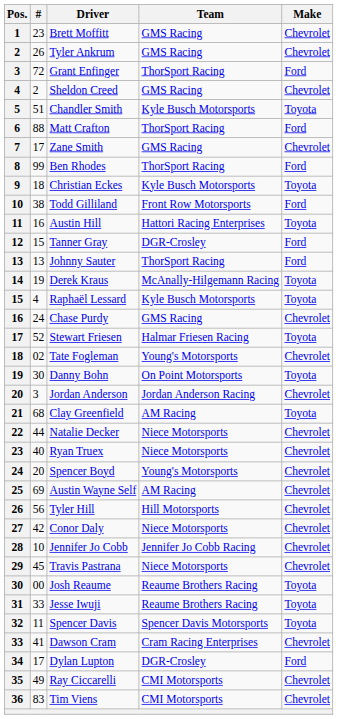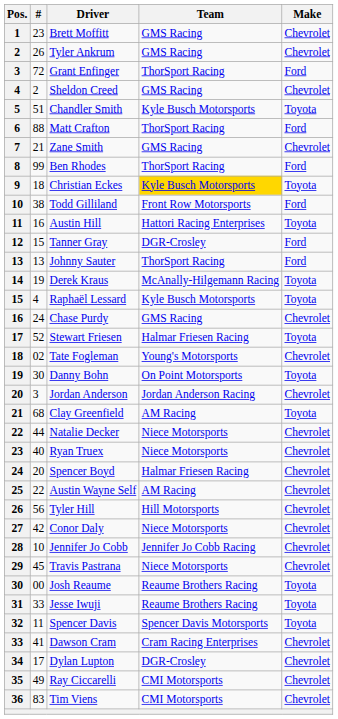(38, 147) 17 -> (38, 147) 21
(198, 185) no background -> (198, 185) gold background
(190, 471) Young's Motorsports -> (195, 471) Halmar Friesen Racing
(38, 490) 69 -> (38, 490) 22
(295, 661) Ford -> (307, 661) Chevrolet
